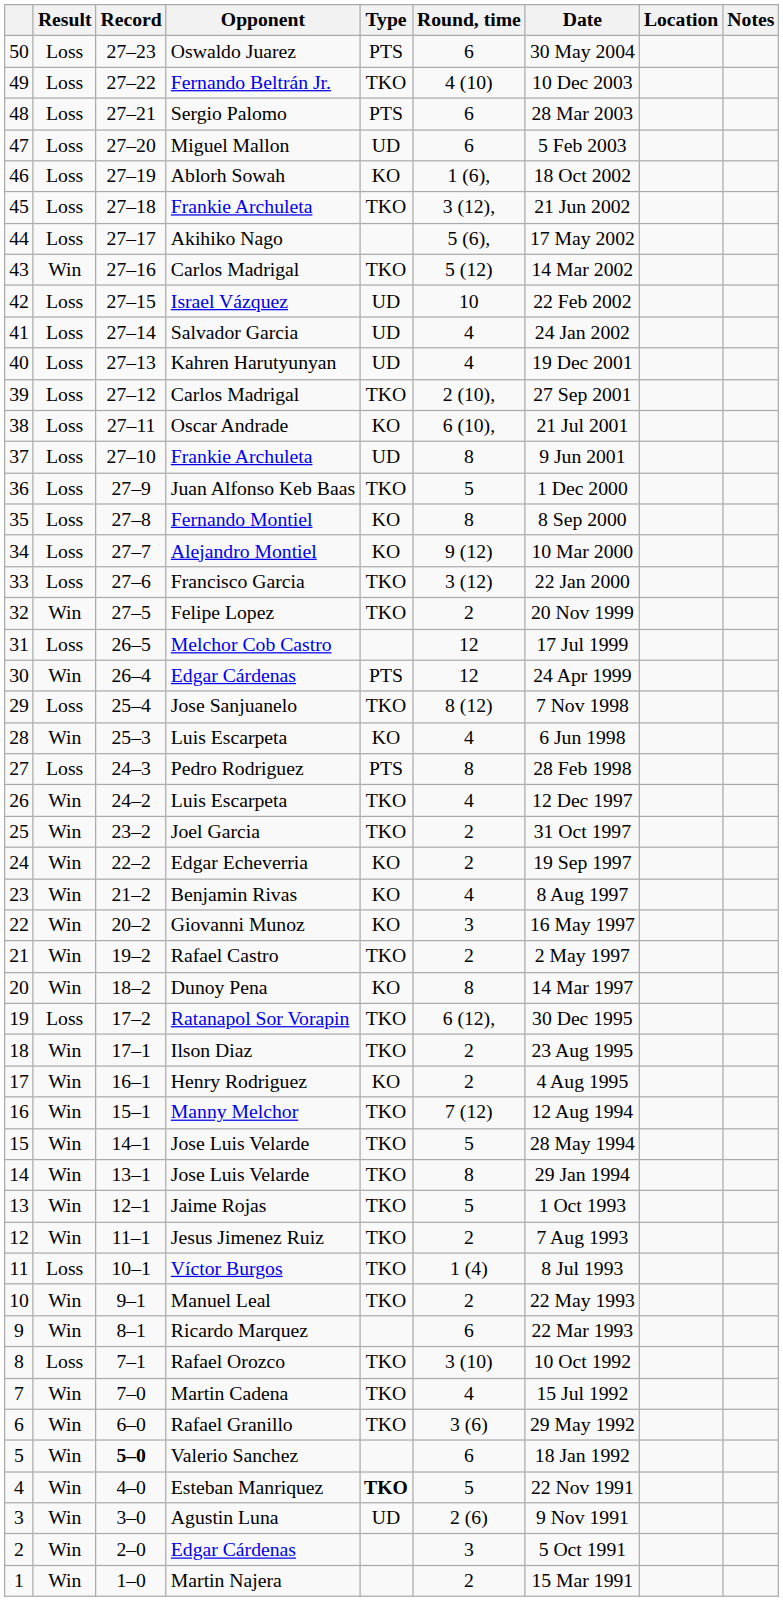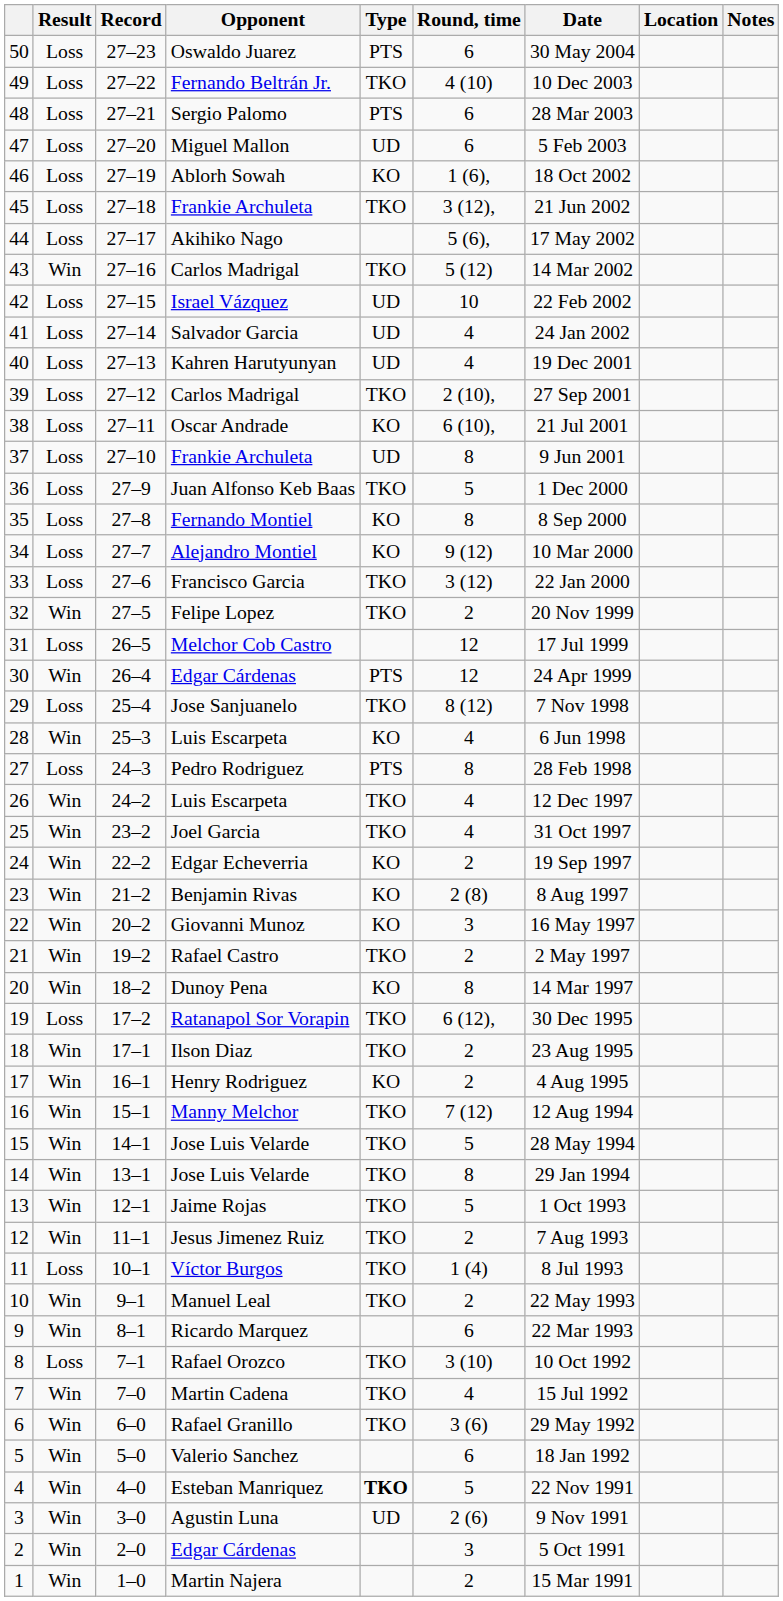(469, 831) 2 -> (469, 831) 4
(469, 894) 4 -> (469, 894) 2 (8)
(131, 1455) bold -> (131, 1455) normal
